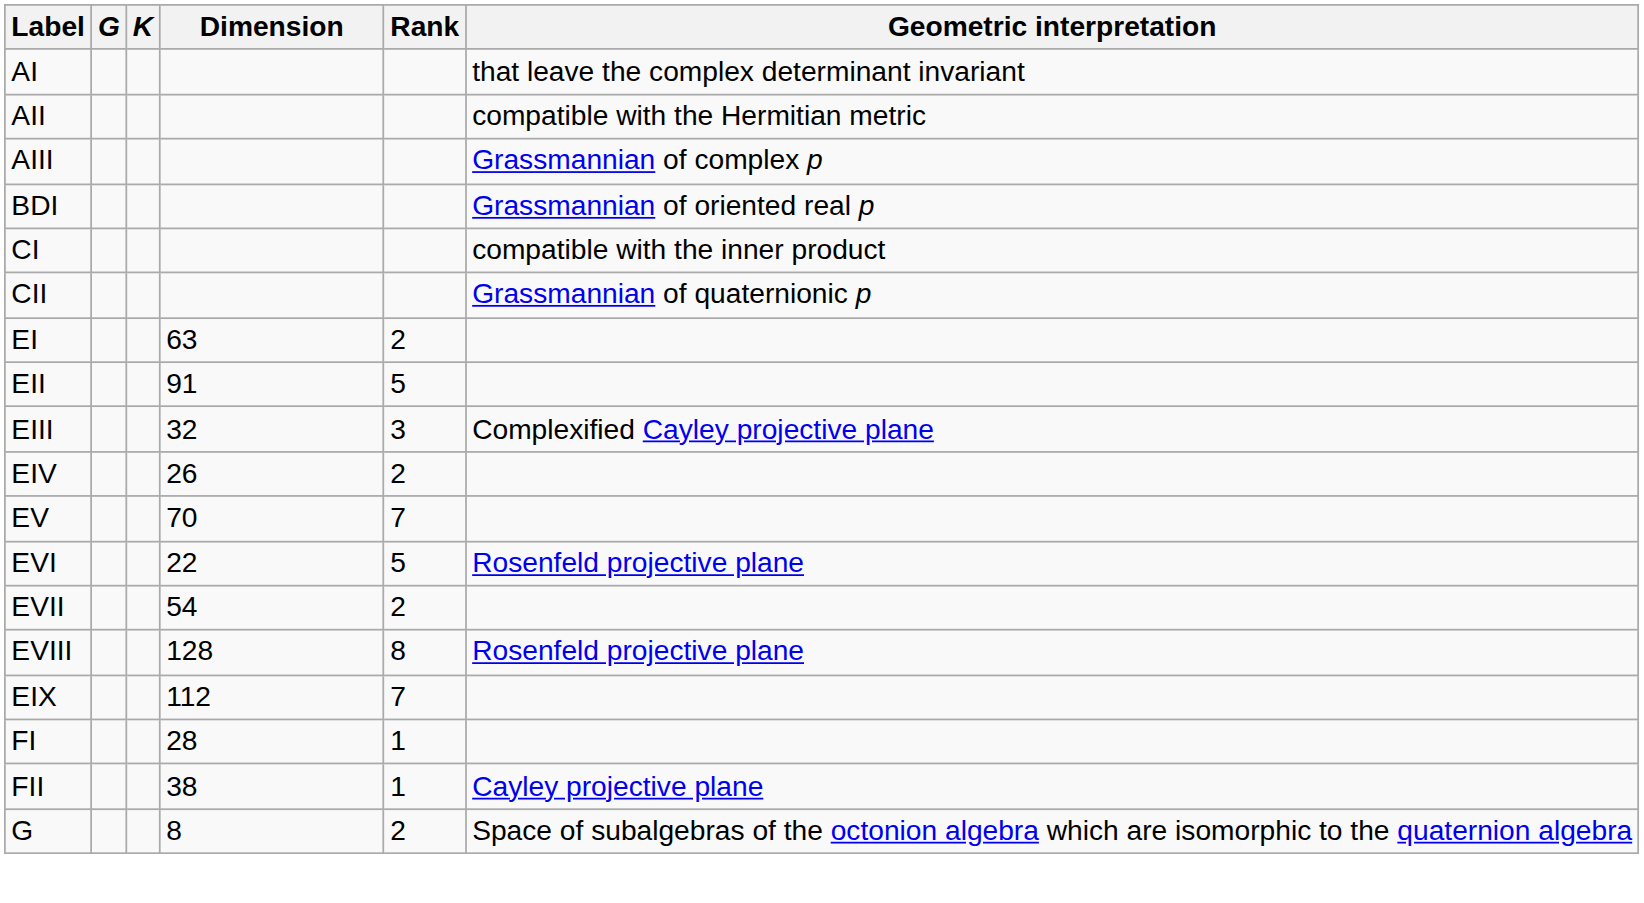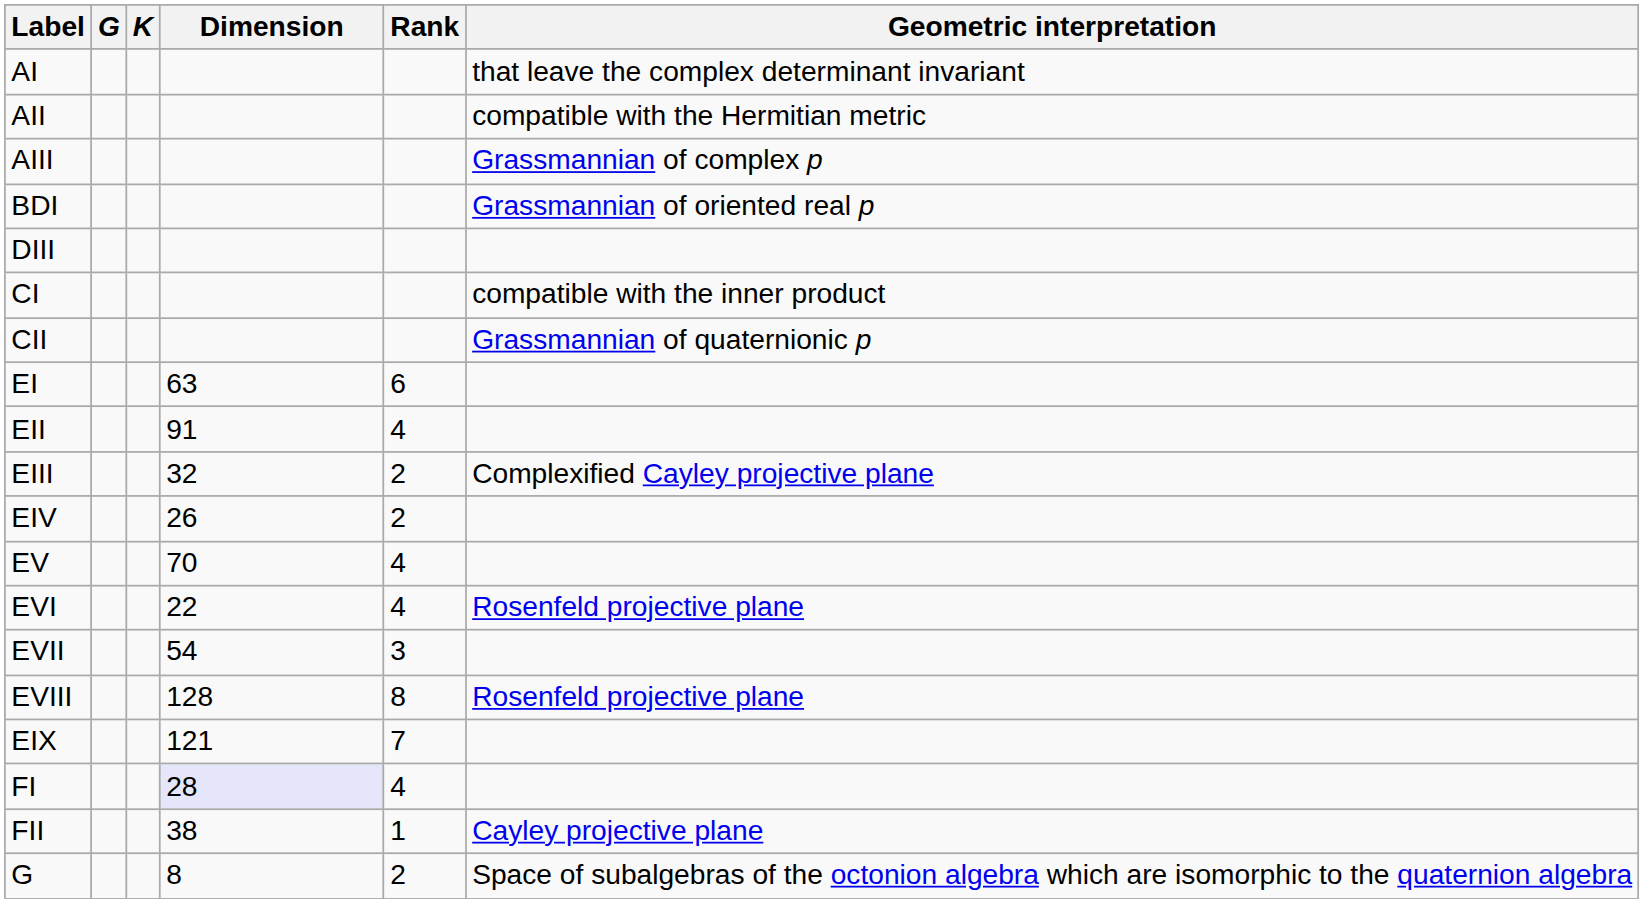+ row: (33, 250)
(398, 339) 2 -> (398, 384) 6
(398, 384) 5 -> (398, 428) 4
(398, 428) 3 -> (398, 473) 2
(398, 518) 7 -> (398, 562) 4
(398, 562) 5 -> (398, 607) 4
(398, 607) 2 -> (398, 652) 3
(189, 696) 112 -> (190, 741) 121
(182, 741) no background -> (182, 786) lavender background
(398, 741) 1 -> (398, 786) 4
